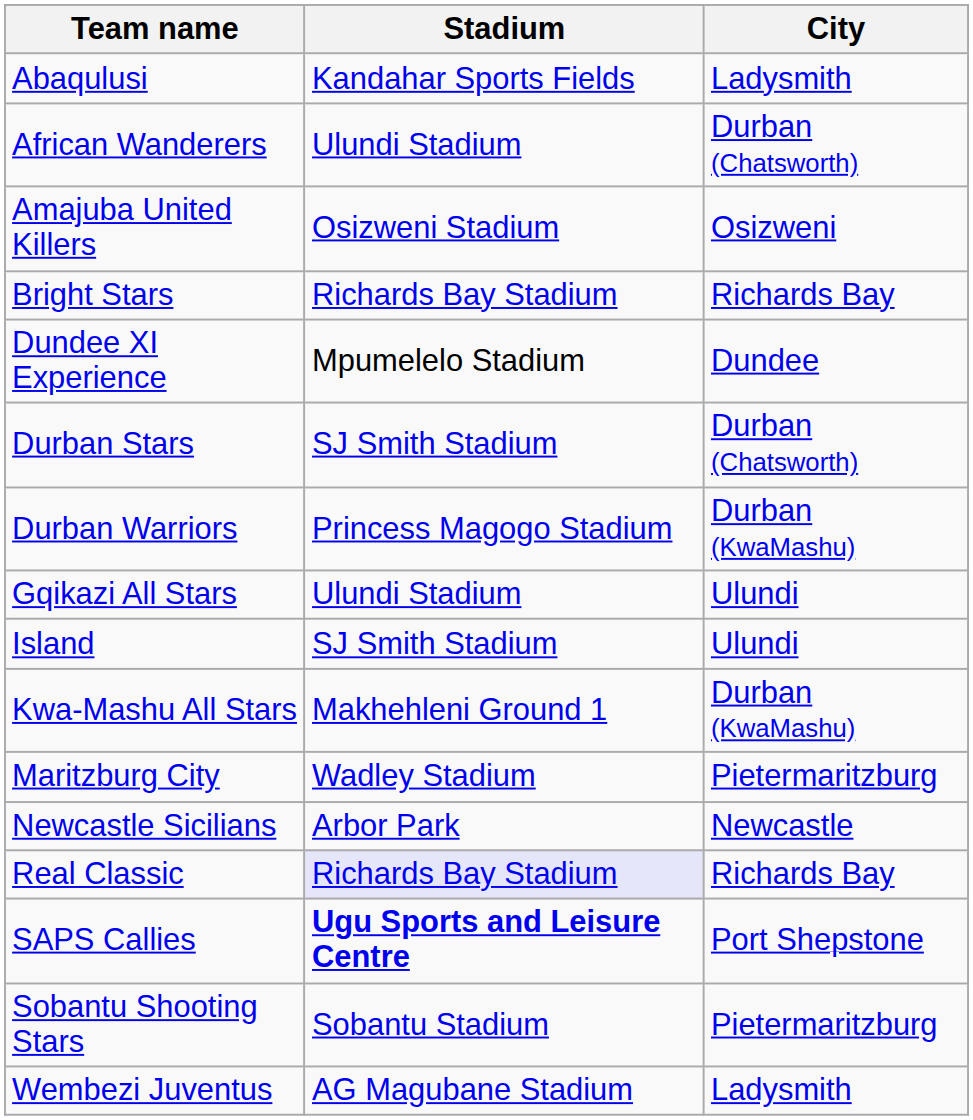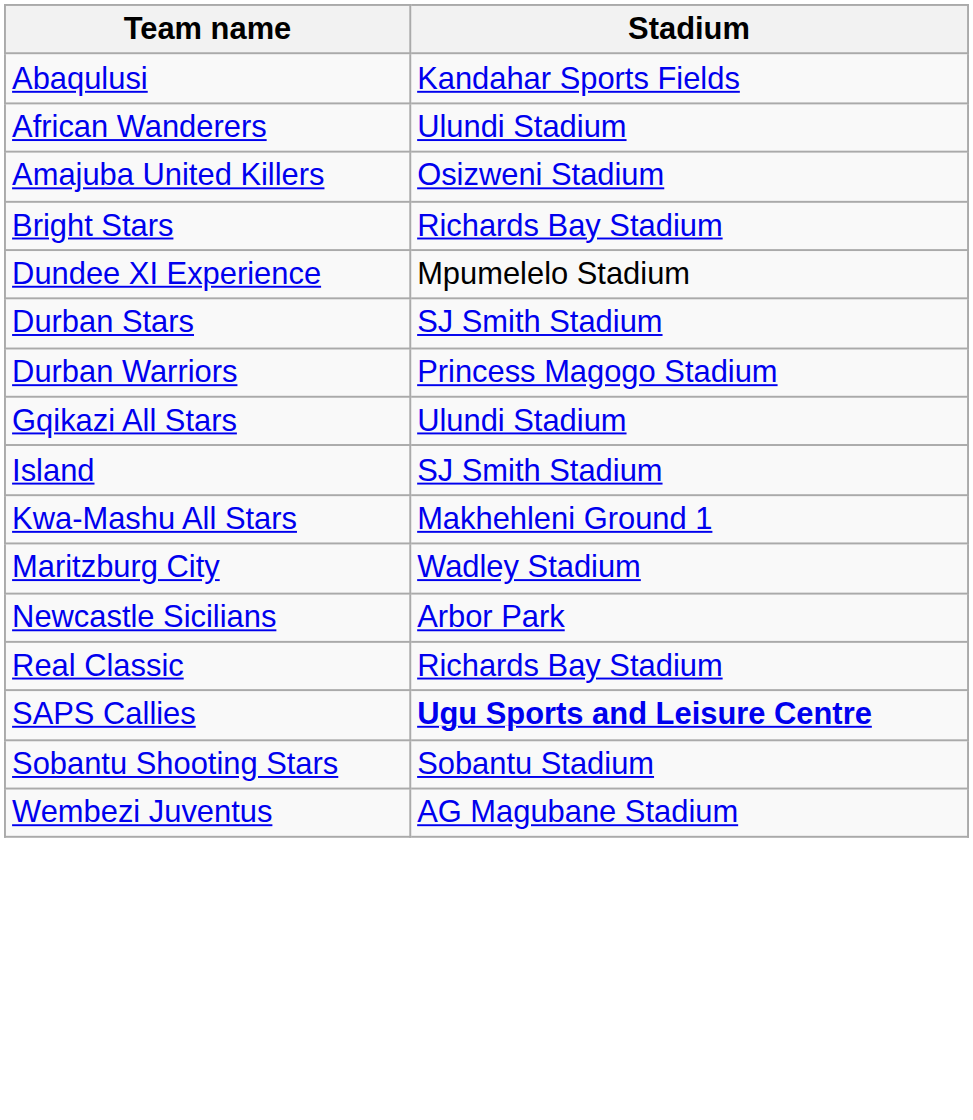- column: (836, 28)
(465, 874) lavender background -> (570, 665) no background
